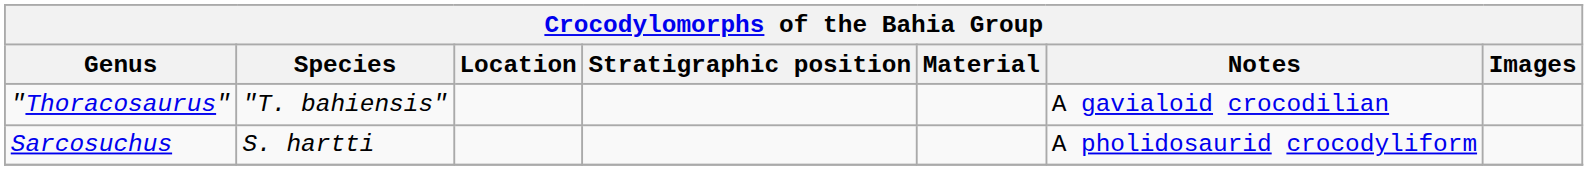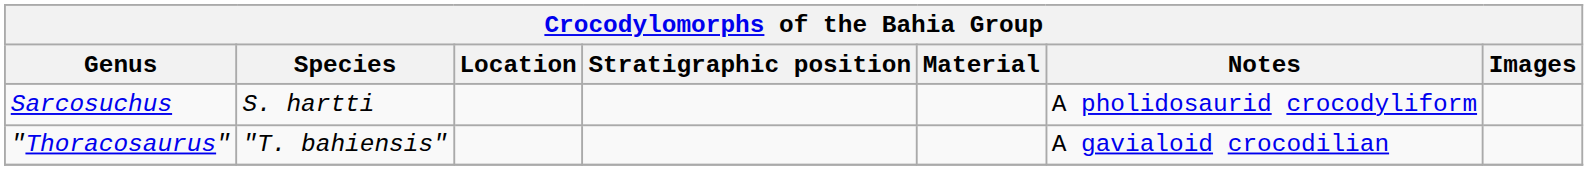rows swapped: (91, 144) <-> (121, 105)
